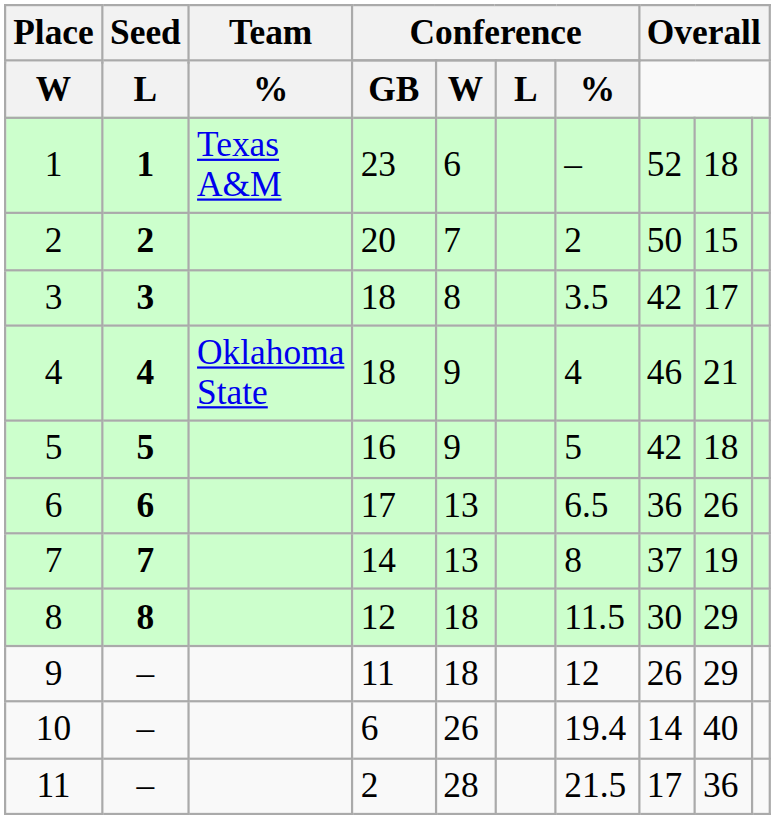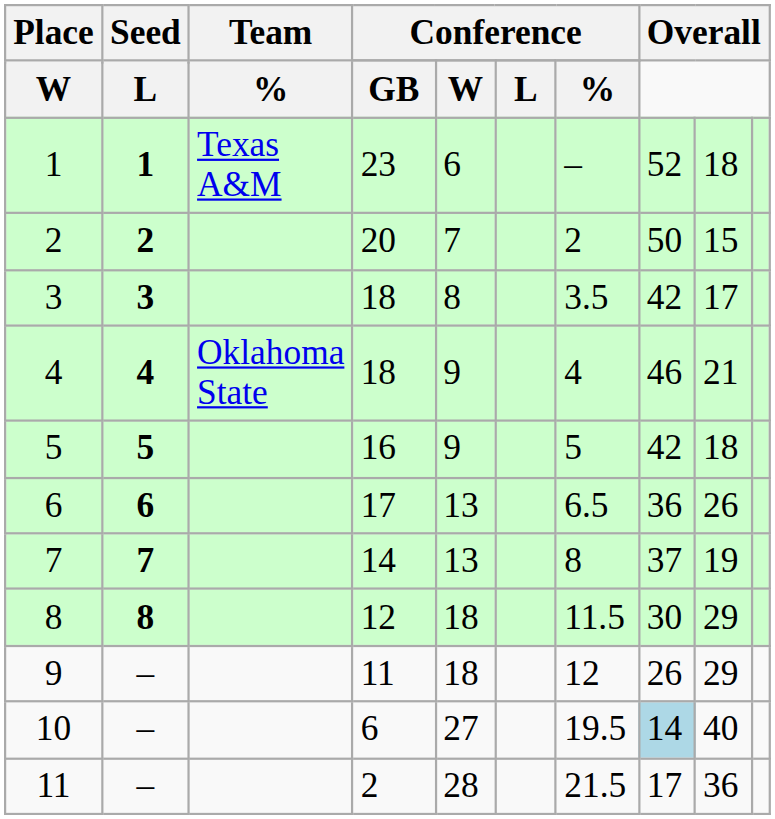(461, 728) 26 -> (461, 728) 27
(595, 728) 19.4 -> (595, 728) 19.5
(665, 728) no background -> (665, 728) lightblue background
